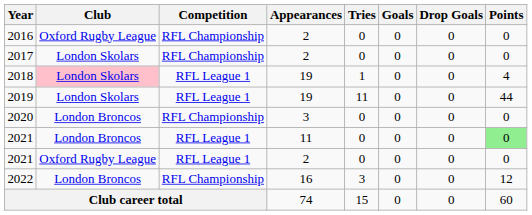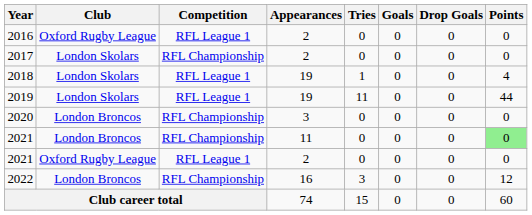(213, 35) RFL Championship -> (213, 35) RFL League 1
(98, 76) pink background -> (98, 76) no background
(213, 138) RFL League 1 -> (213, 138) RFL Championship
